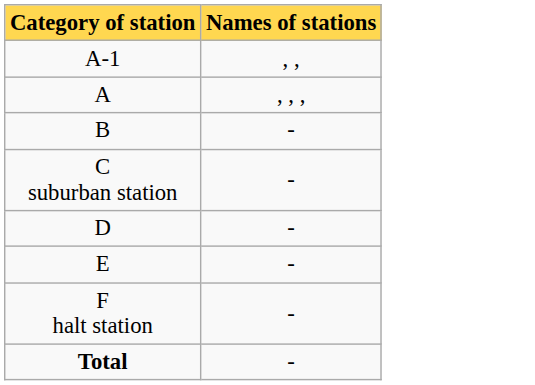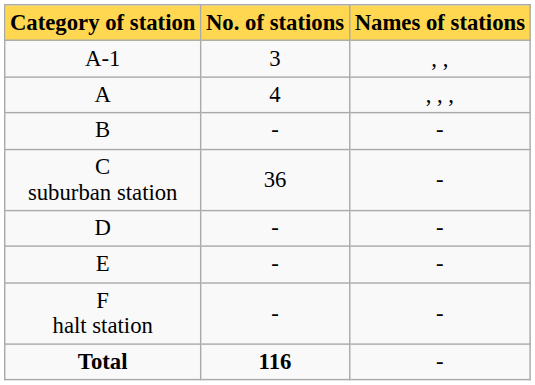+ column: (275, 22)
